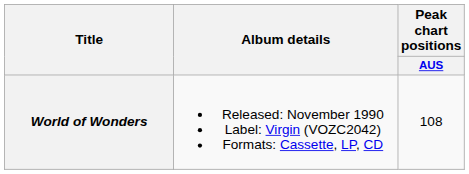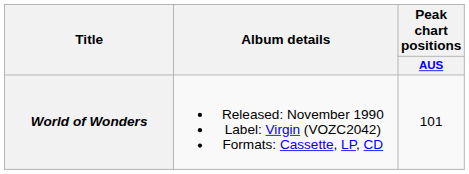(431, 122) 108 -> (431, 122) 101
